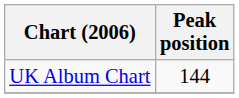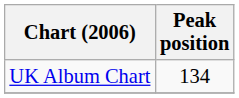(195, 76) 144 -> (195, 76) 134
